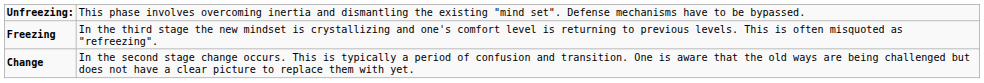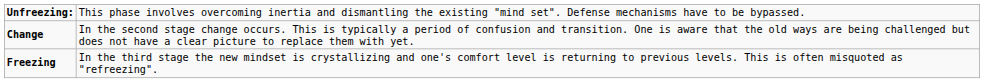rows swapped: (25, 63) <-> (31, 35)
